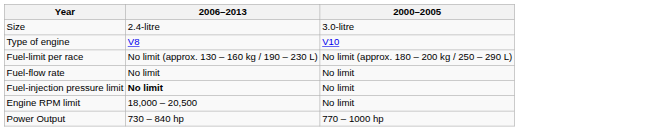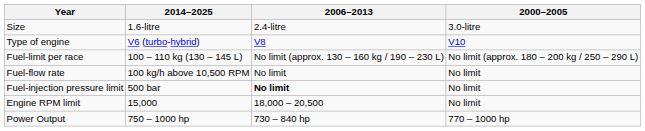+ column: (189, 12)
